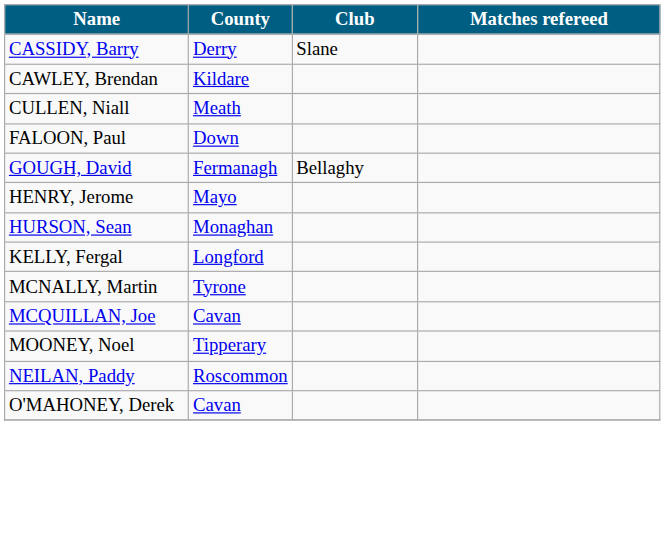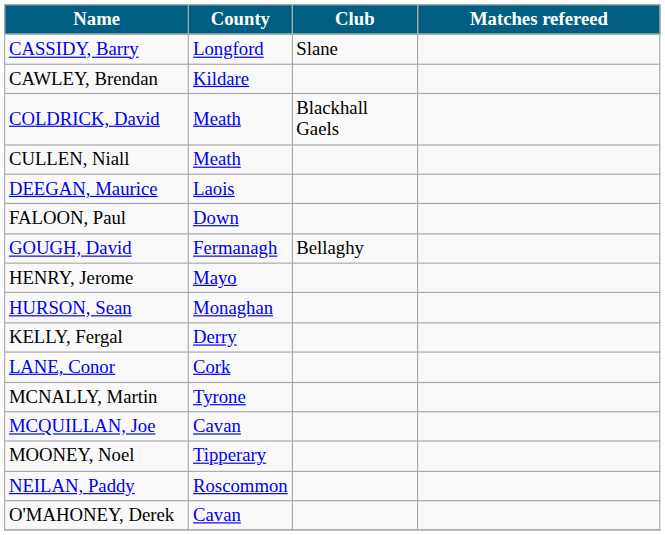(215, 49) Derry -> (228, 49) Longford
+ row: (84, 118)
+ row: (83, 188)
(228, 256) Longford -> (215, 337) Derry
+ row: (62, 366)
